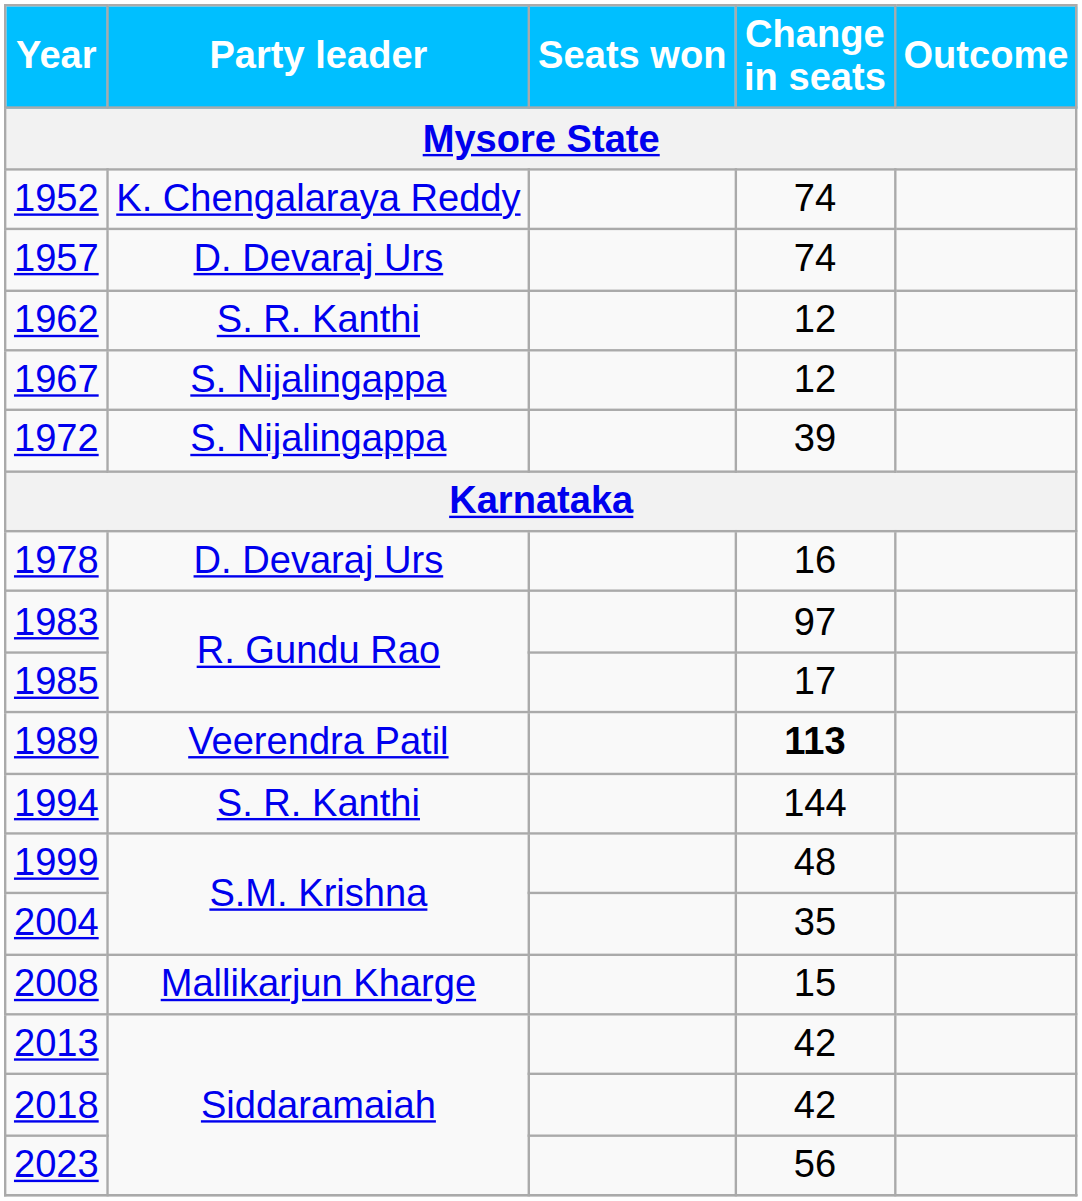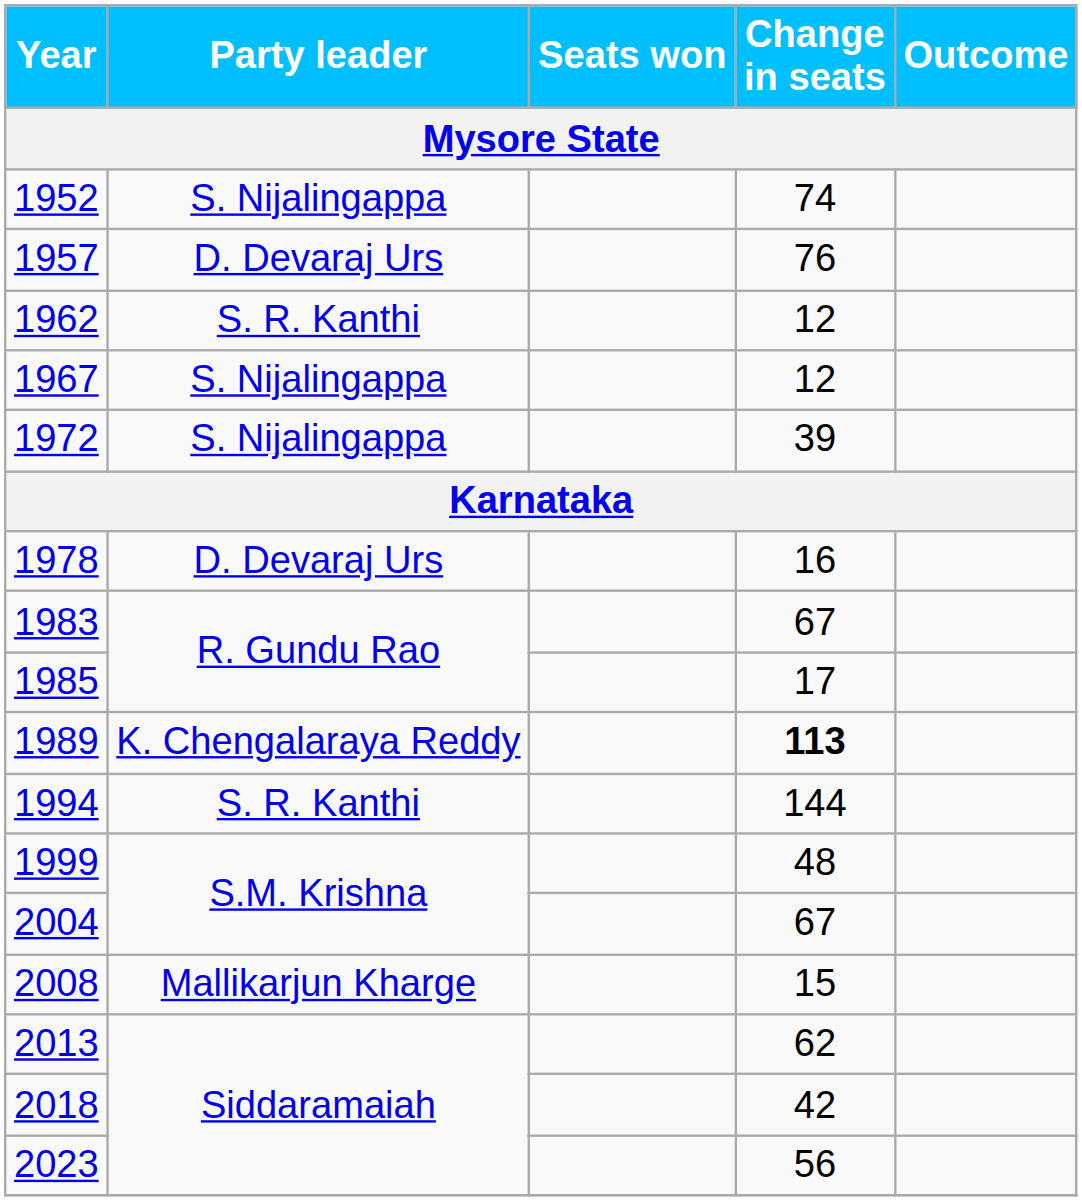(318, 198) K. Chengalaraya Reddy -> (318, 198) S. Nijalingappa
(815, 258) 74 -> (815, 258) 76
(815, 621) 97 -> (815, 621) 67
(318, 741) Veerendra Patil -> (318, 741) K. Chengalaraya Reddy
(815, 923) 35 -> (815, 923) 67
(815, 1043) 42 -> (815, 1043) 62
